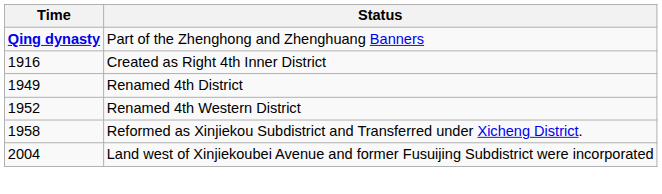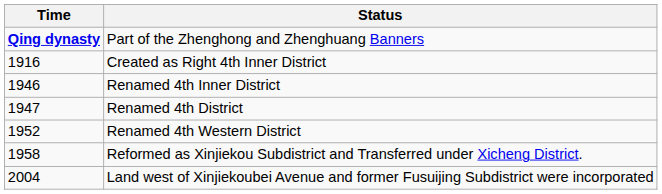+ row: (193, 85)
(24, 85) 1949 -> (24, 108) 1947
